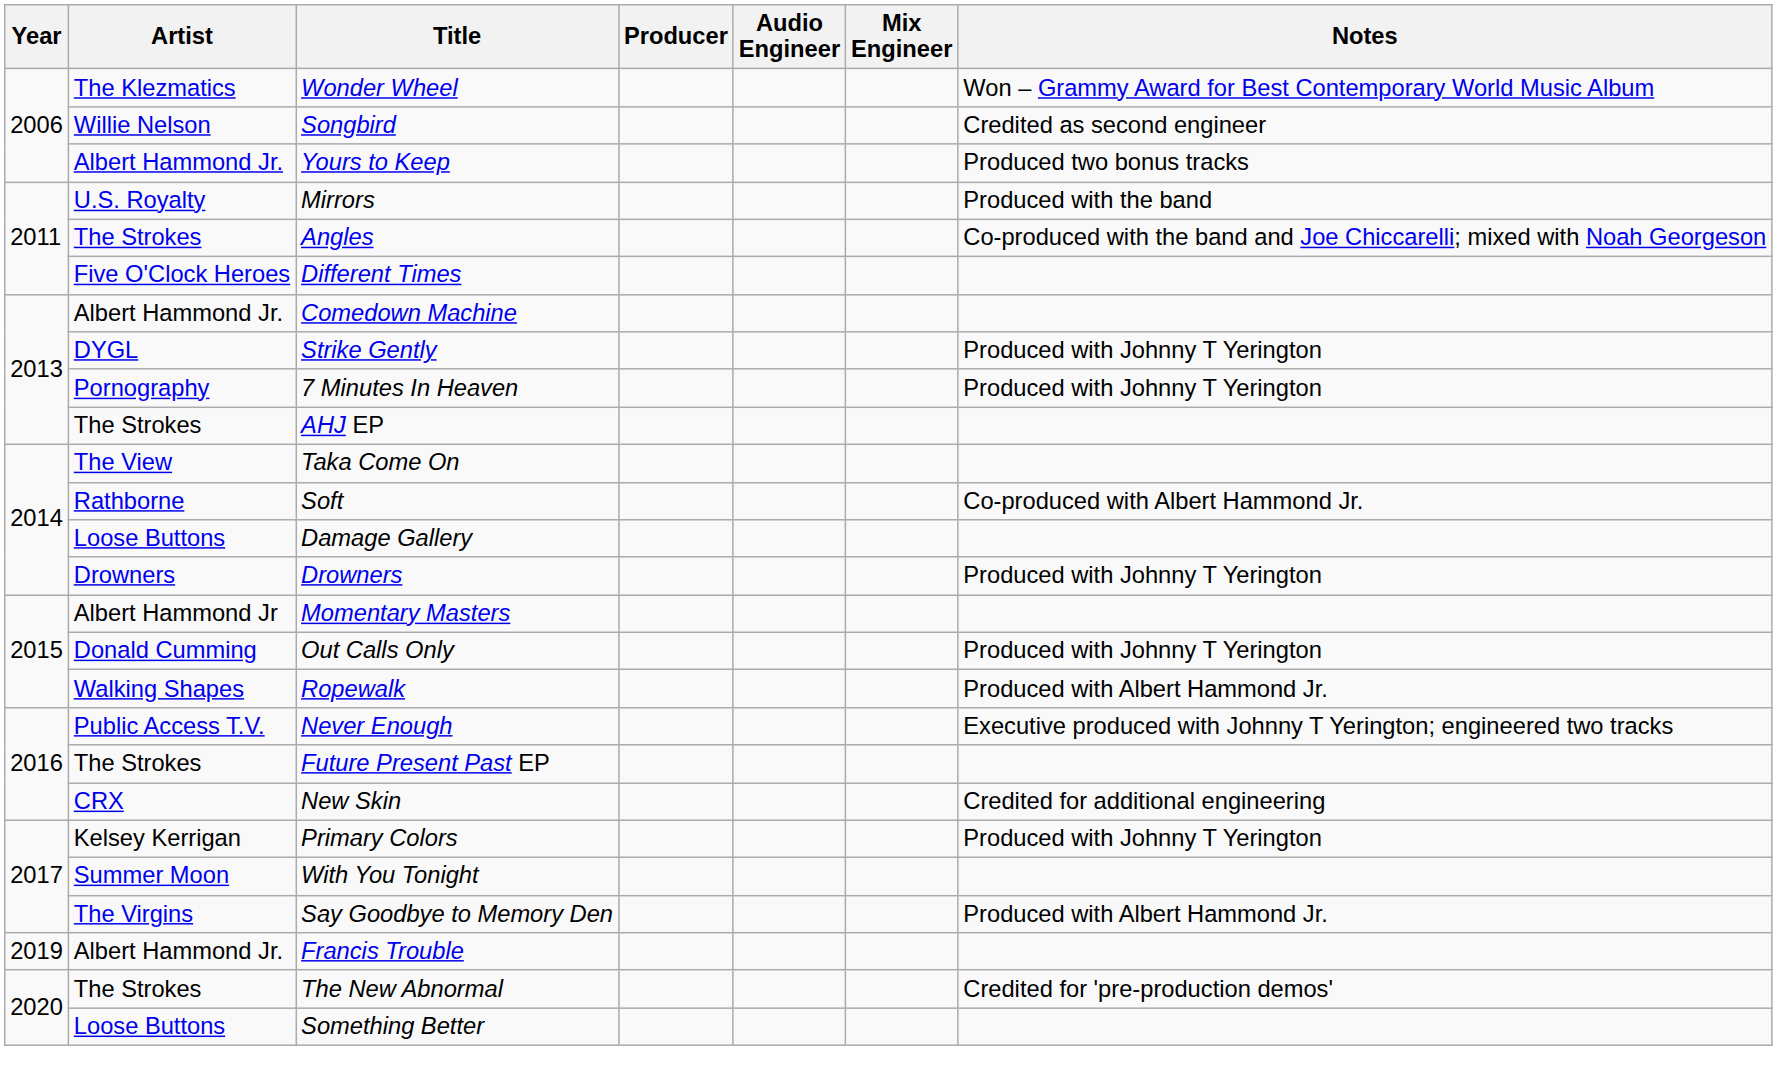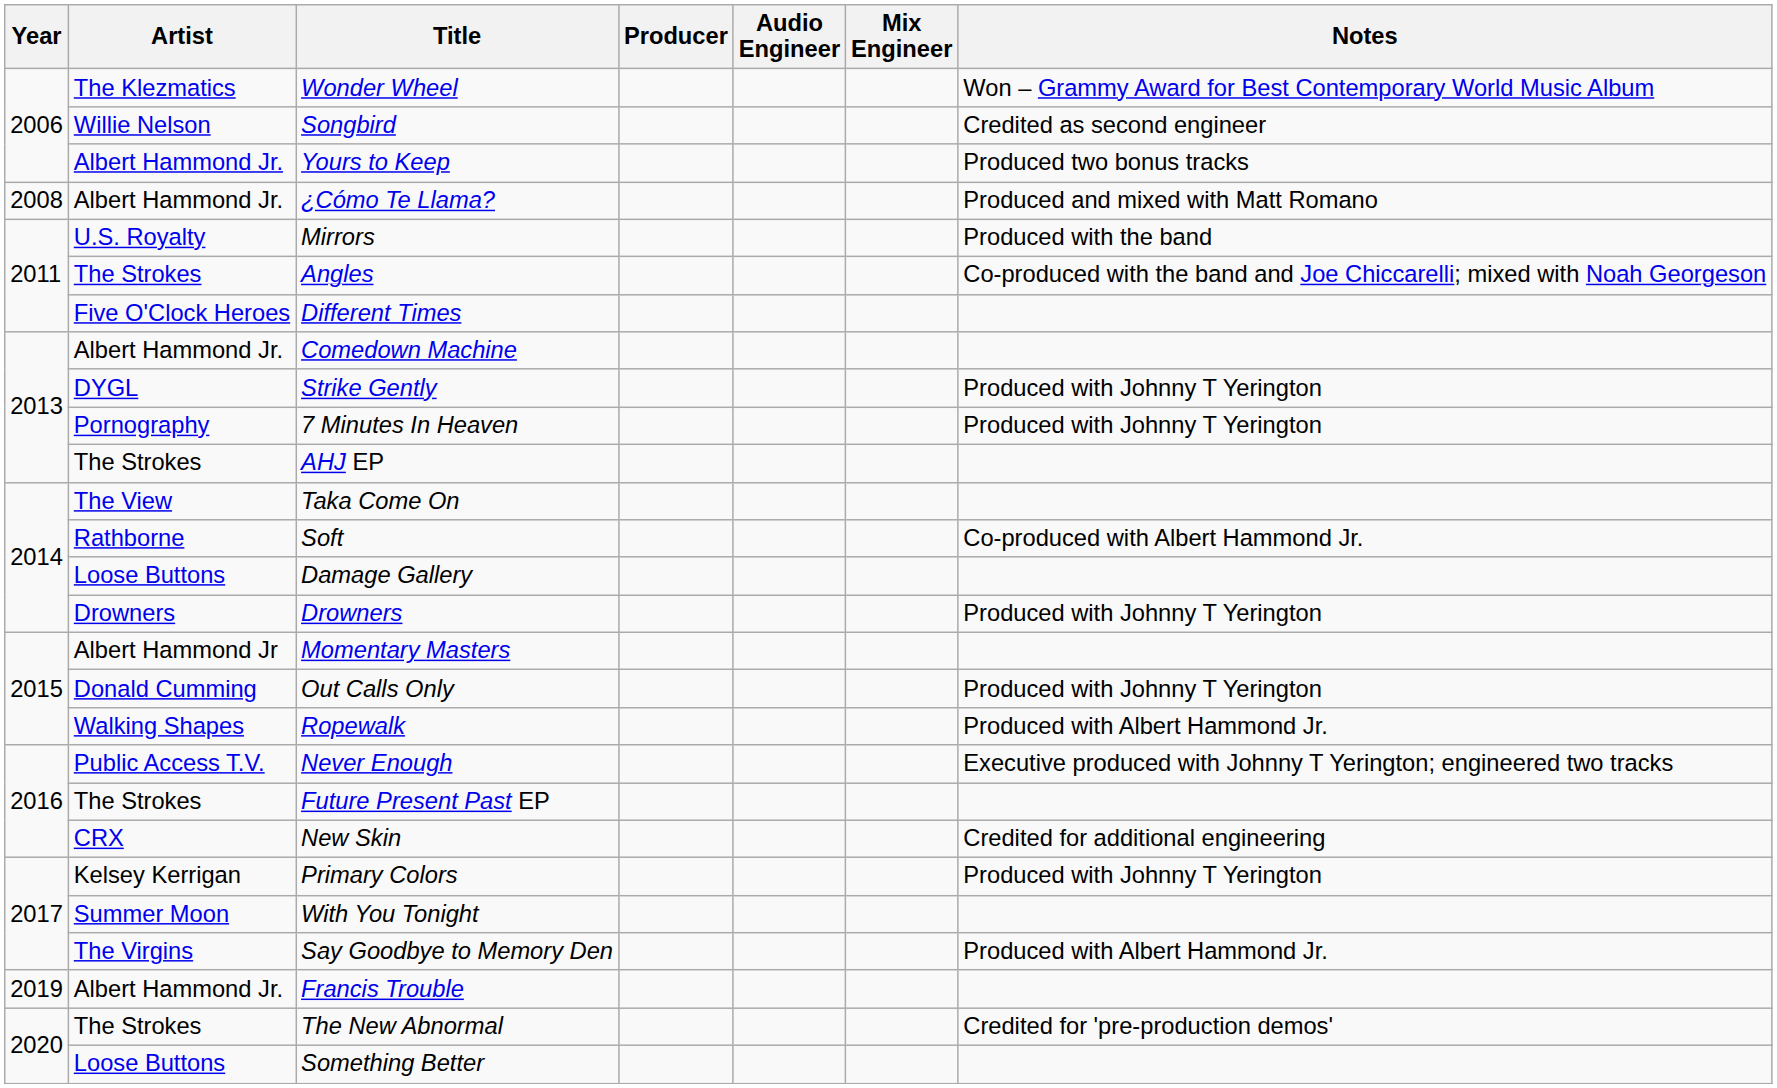+ row: (398, 200)
